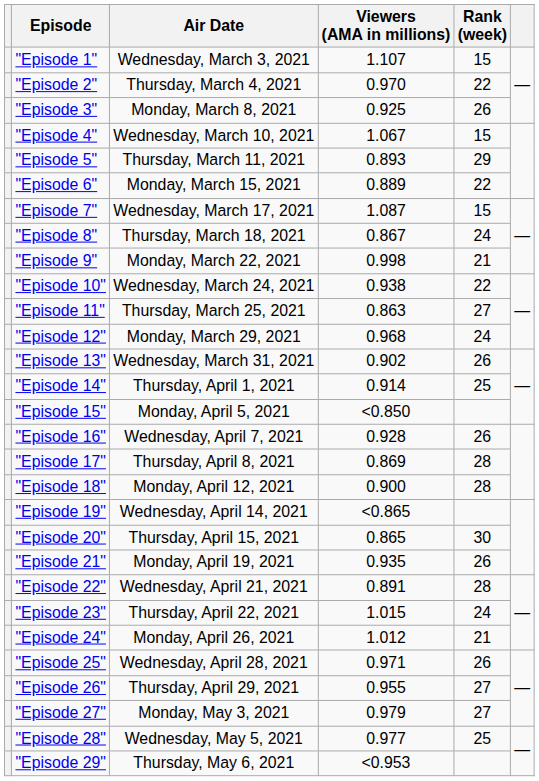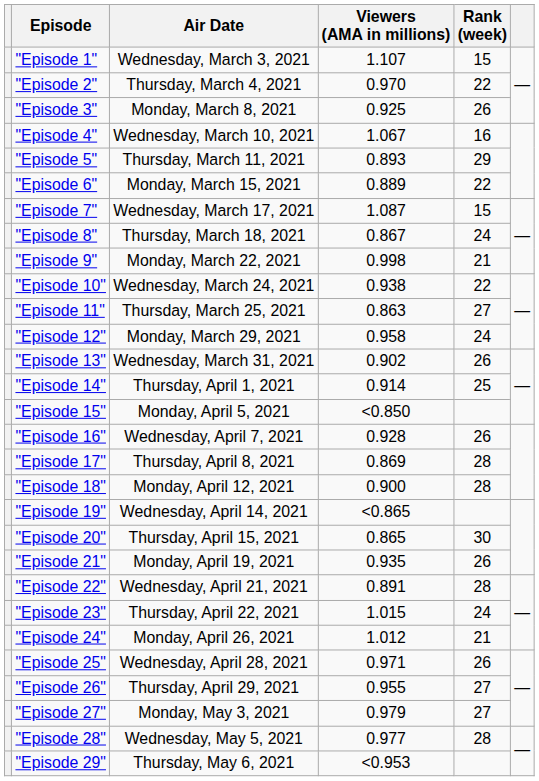(482, 135) 15 -> (482, 135) 16
(386, 336) 0.968 -> (386, 336) 0.958
(482, 738) 25 -> (482, 738) 28
